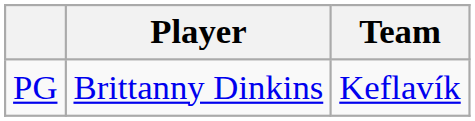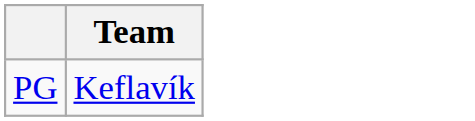- column: (198, 32)
